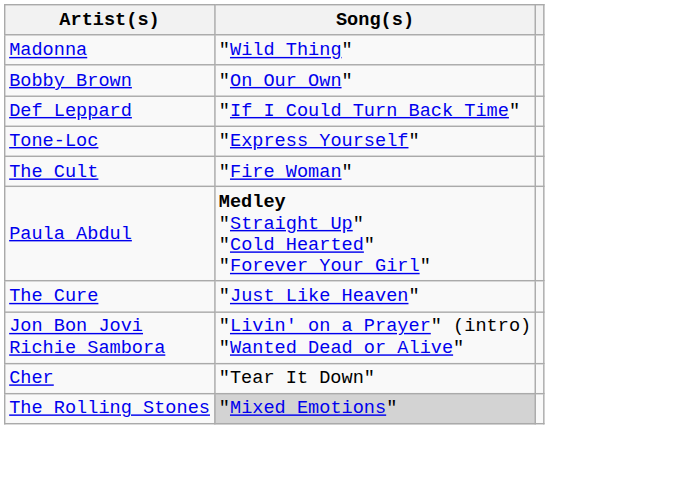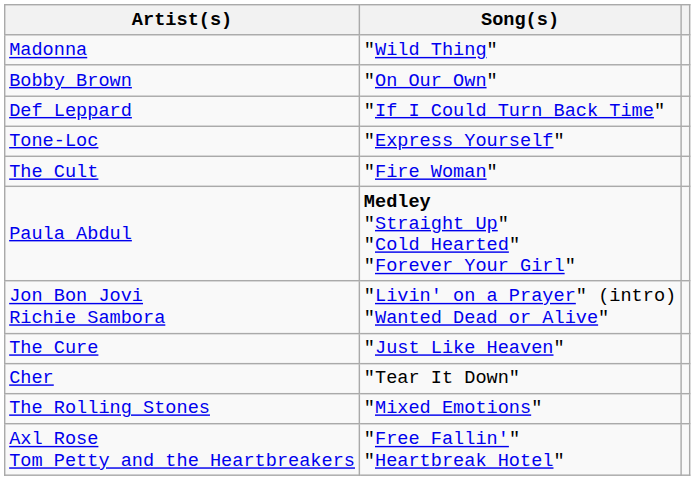rows swapped: (87, 337) <-> (54, 296)
(308, 409) lightgrey background -> (453, 409) no background
+ row: (182, 450)
